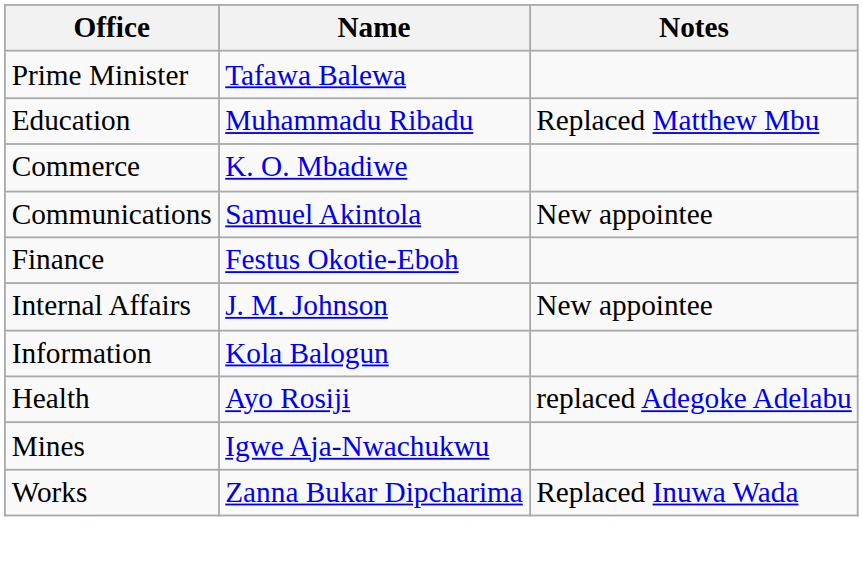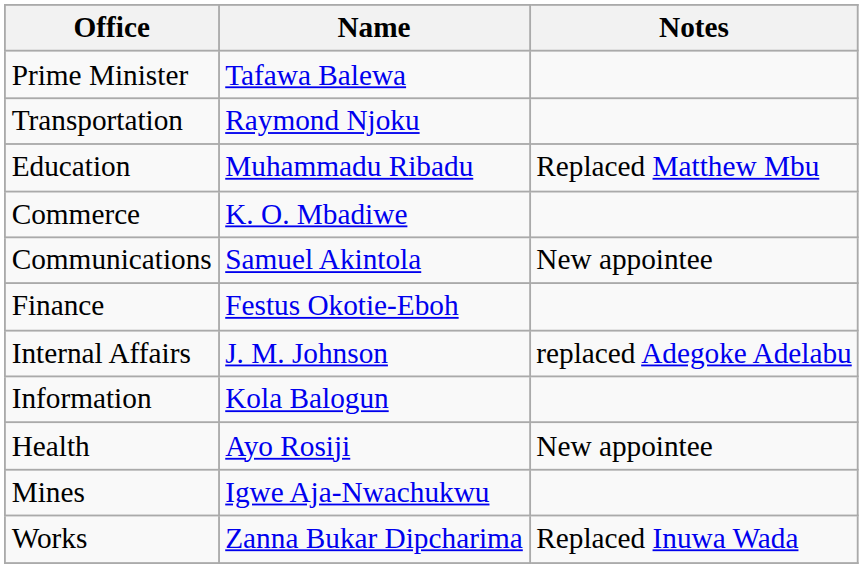+ row: (97, 120)
(625, 306) New appointee -> (694, 352) replaced Adegoke Adelabu
(694, 399) replaced Adegoke Adelabu -> (625, 445) New appointee
